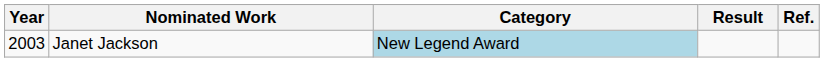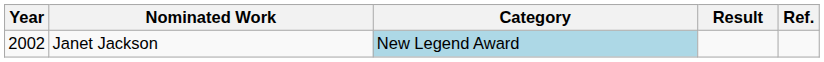(27, 43) 2003 -> (27, 43) 2002
